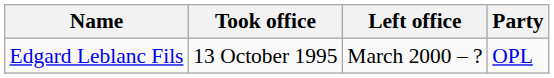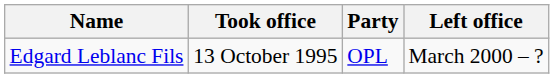columns swapped: (415, 21) <-> (518, 21)
